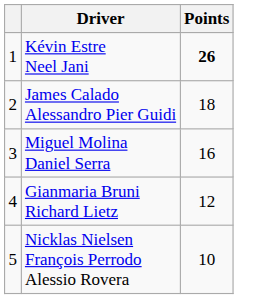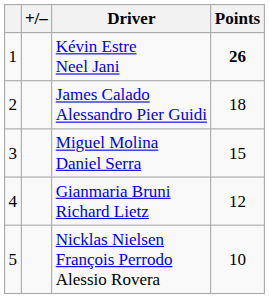+ column: (36, 18)
(207, 153) 16 -> (238, 153) 15
